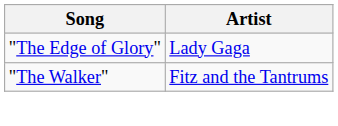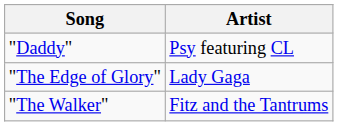+ row: (41, 47)
